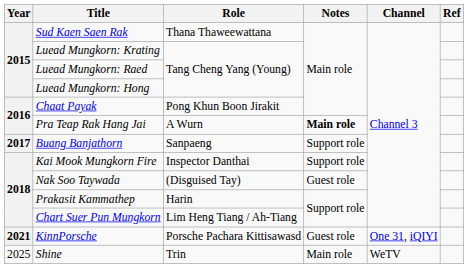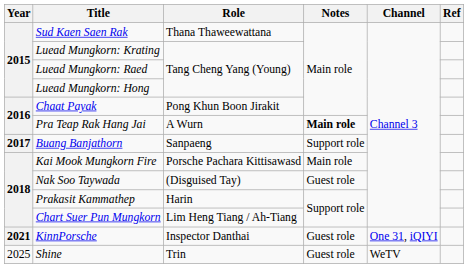(208, 161) Inspector Danthai -> (234, 161) Porsche Pachara Kittisawasd
(335, 161) Support role -> (329, 161) Main role
(234, 236) Porsche Pachara Kittisawasd -> (208, 236) Inspector Danthai
(329, 254) Main role -> (331, 254) Guest role
